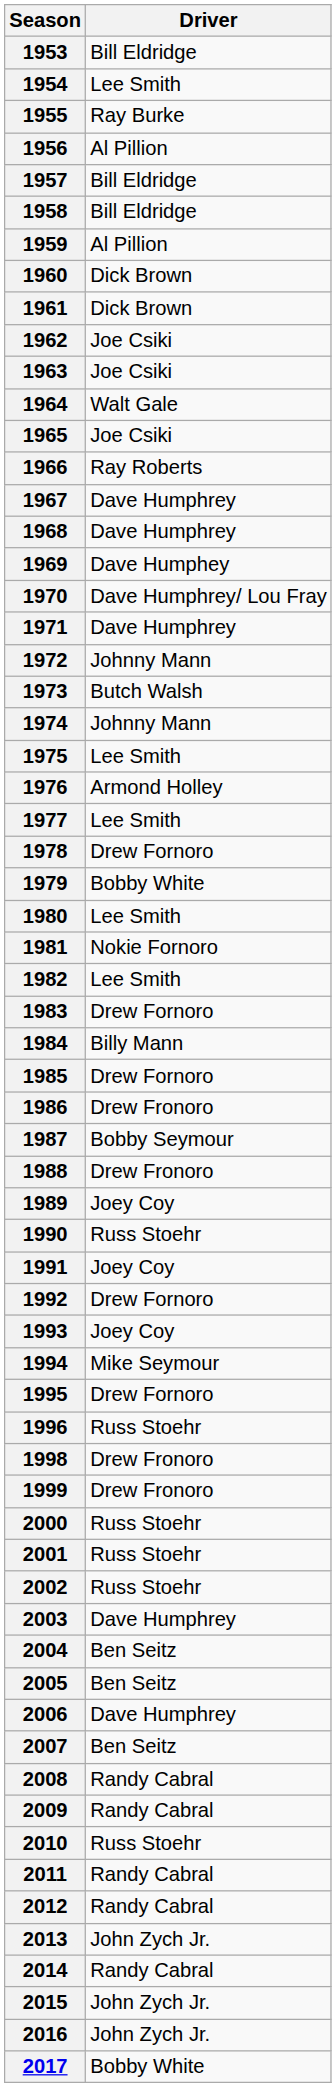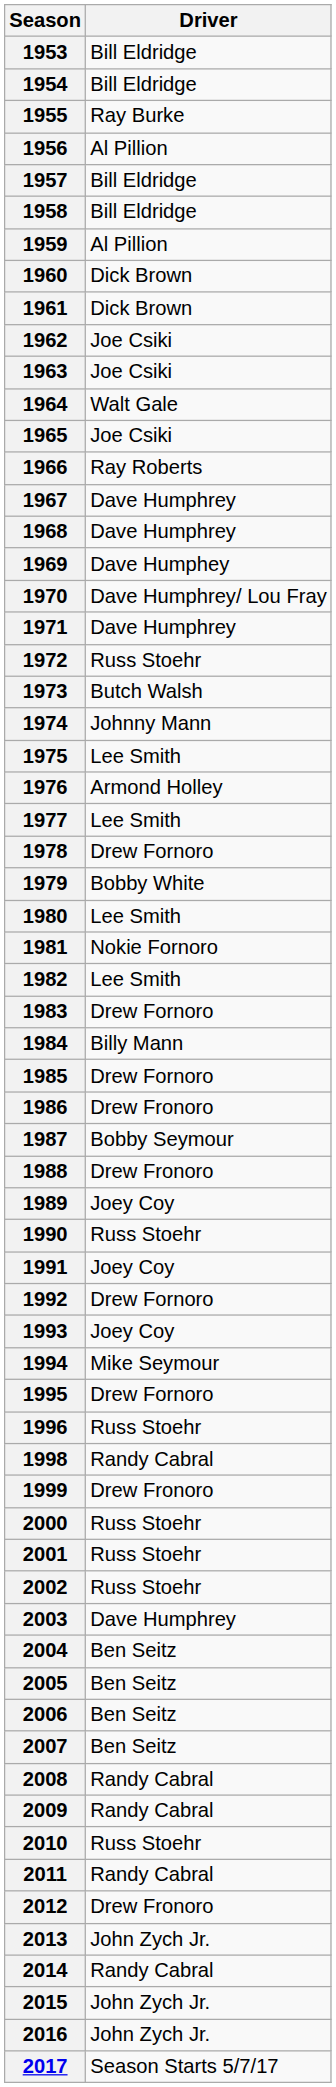(136, 84) Lee Smith -> (144, 84) Bill Eldridge
(151, 659) Johnny Mann -> (146, 659) Russ Stoehr
(152, 1459) Drew Fronoro -> (152, 1459) Randy Cabral
(163, 1715) Dave Humphrey -> (133, 1715) Ben Seitz
(152, 1906) Randy Cabral -> (152, 1906) Drew Fronoro
(147, 2066) Bobby White -> (184, 2066) Season Starts 5/7/17
